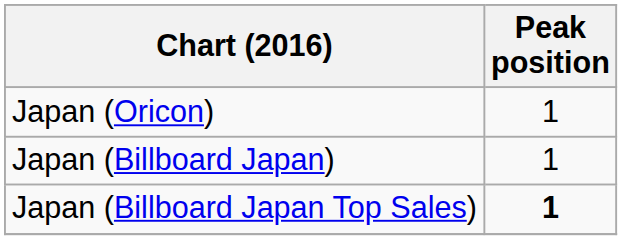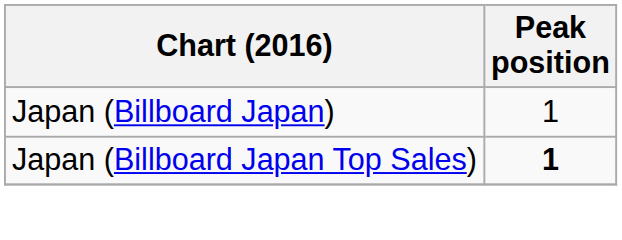- row: (113, 111)
